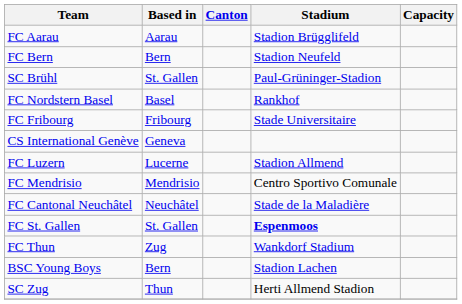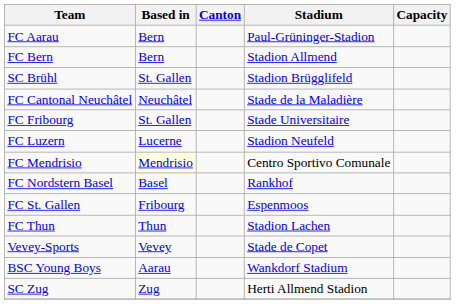(161, 36) Aarau -> (151, 36) Bern
(306, 36) Stadion Brügglifeld -> (311, 36) Paul-Grüninger-Stadion
(297, 57) Stadion Neufeld -> (292, 57) Stadion Allmend
(317, 78) Paul-Grüninger-Stadion -> (300, 78) Stadion Brügglifeld
rows swapped: (70, 204) <-> (60, 99)
(168, 120) Fribourg -> (165, 120) St. Gallen
- row: (73, 141)
(299, 162) Stadion Allmend -> (290, 141) Stadion Neufeld
(172, 183) no background -> (166, 162) lightyellow background
(171, 225) St. Gallen -> (161, 204) Fribourg
(286, 225) bold -> (278, 204) normal
(156, 246) Zug -> (152, 225) Thun
(304, 246) Wankdorf Stadium -> (289, 225) Stadion Lachen
+ row: (43, 246)
(158, 267) Bern -> (154, 267) Aarau
(295, 267) Stadion Lachen -> (297, 267) Wankdorf Stadium
(159, 288) Thun -> (149, 288) Zug
